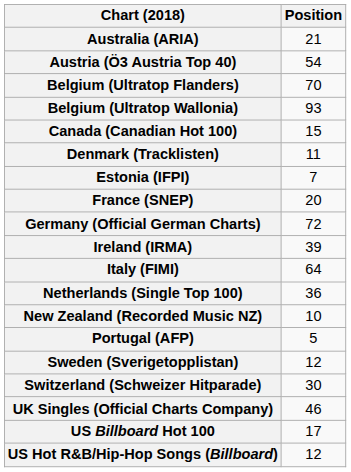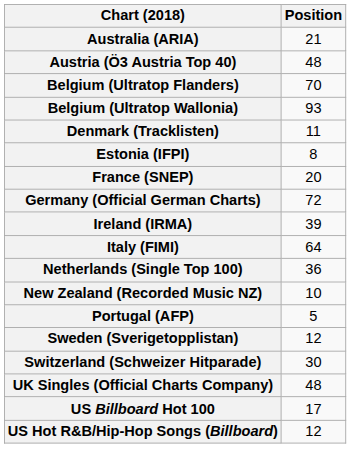(313, 62) 54 -> (313, 62) 48
- row: (143, 131)
(313, 177) 7 -> (313, 154) 8
(313, 408) 46 -> (313, 385) 48
